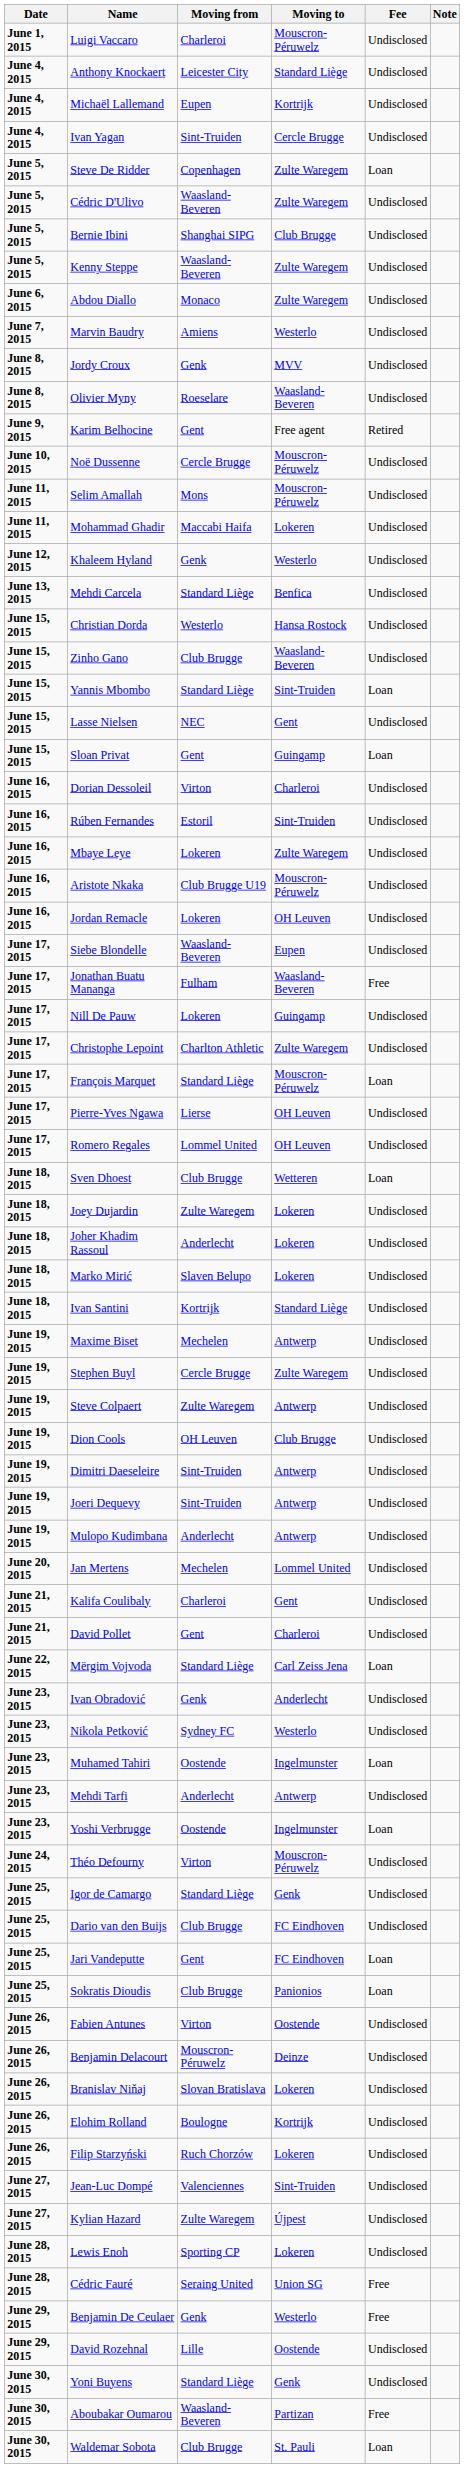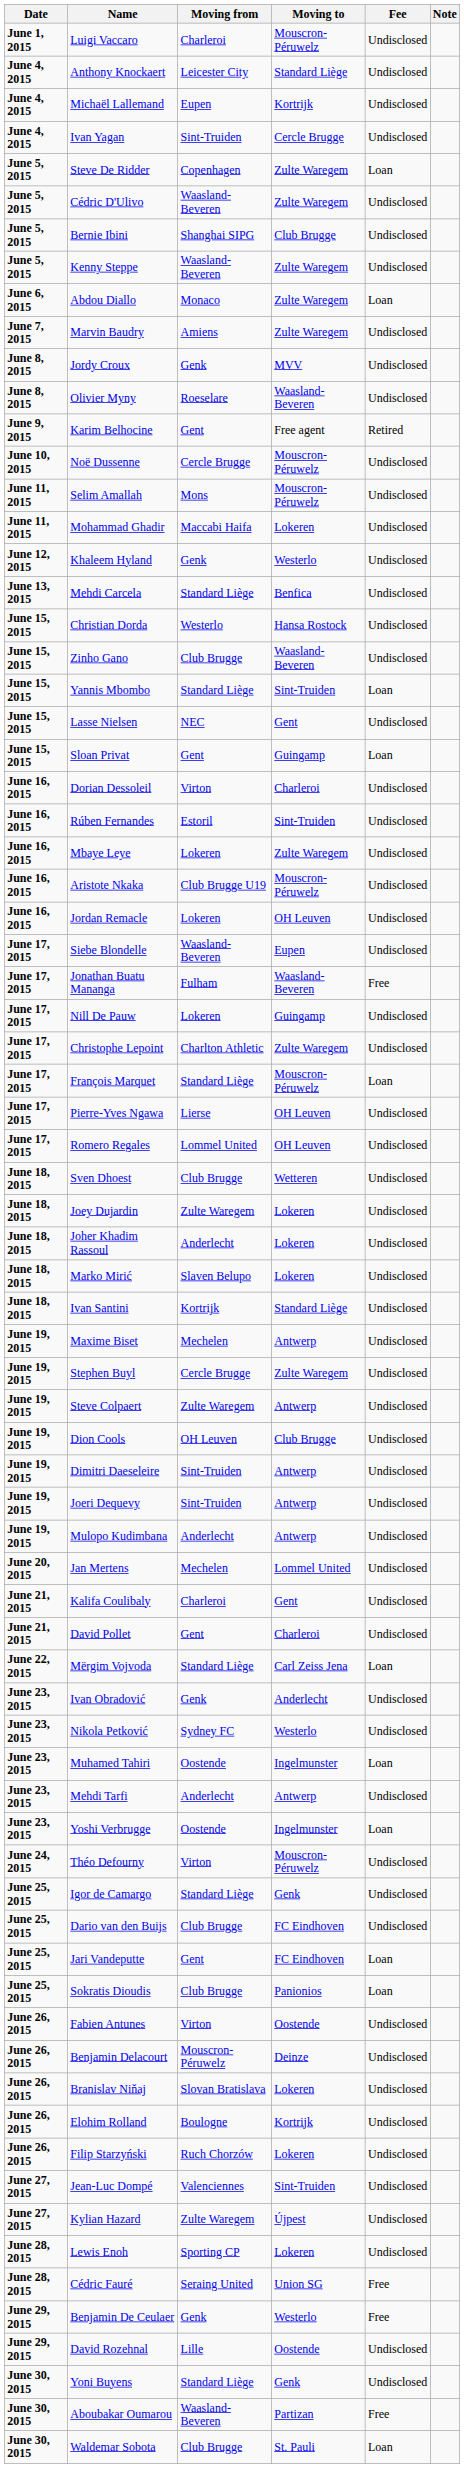(398, 300) Undisclosed -> (380, 300) Loan
(295, 332) Westerlo -> (311, 332) Zulte Waregem
(380, 1178) Loan -> (398, 1178) Undisclosed
